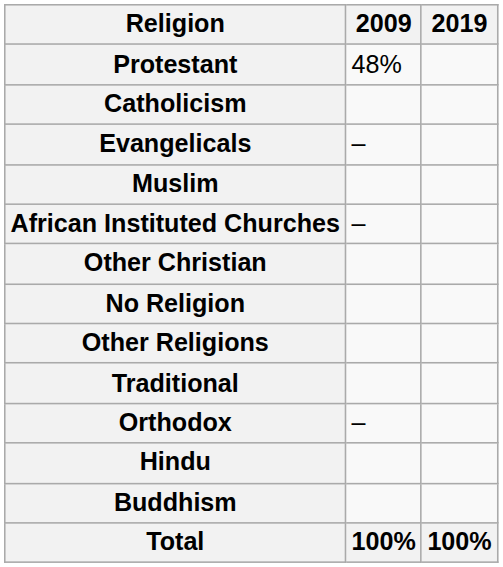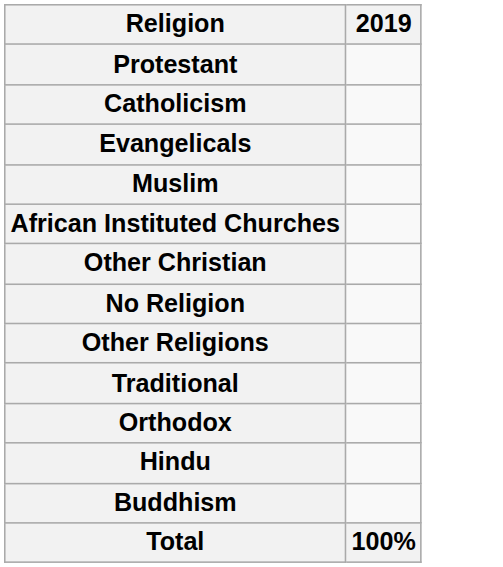- column: (384, 24)
